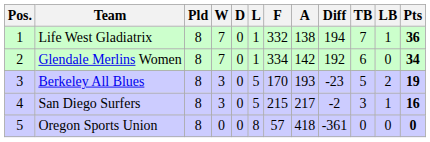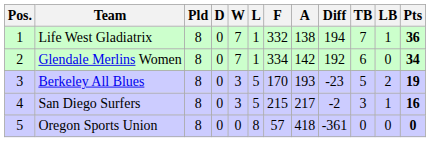columns swapped: (222, 15) <-> (240, 15)
